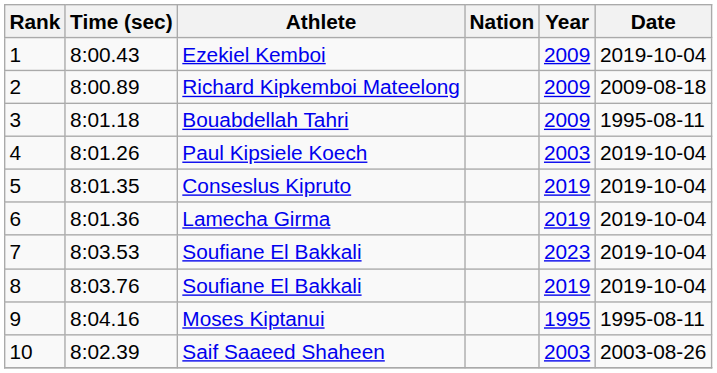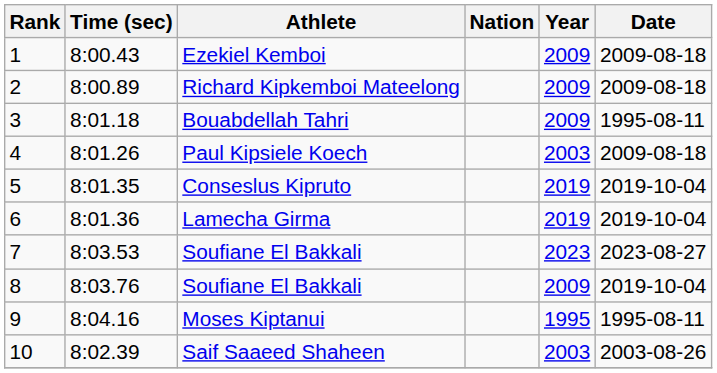(653, 54) 2019-10-04 -> (653, 54) 2009-08-18
(653, 153) 2019-10-04 -> (653, 153) 2009-08-18
(653, 252) 2019-10-04 -> (653, 252) 2023-08-27
(567, 285) 2019 -> (567, 285) 2009
